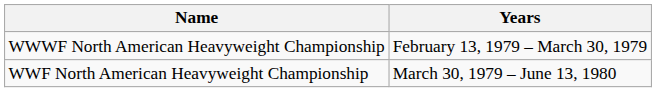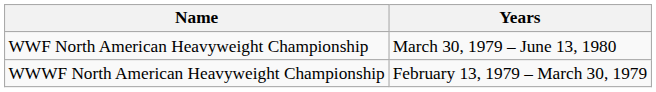rows swapped: (197, 45) <-> (188, 73)
